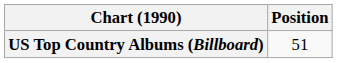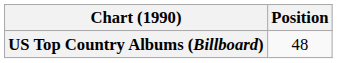(300, 44) 51 -> (300, 44) 48
